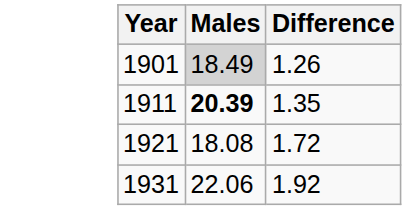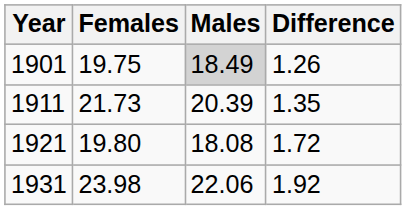+ column: (129, 24)
(222, 104) bold -> (222, 104) normal
